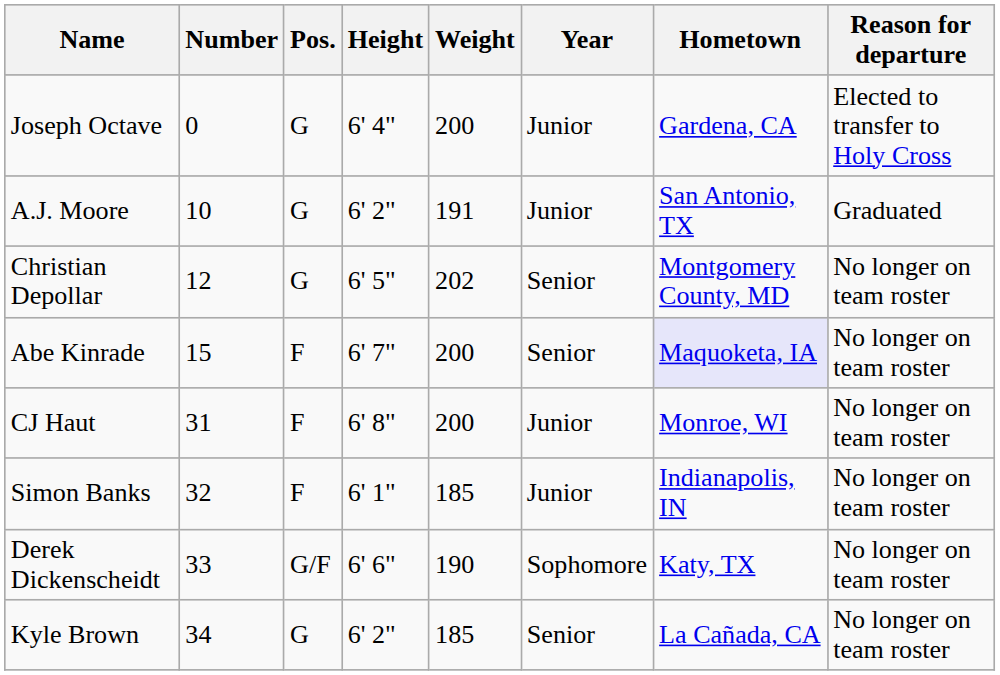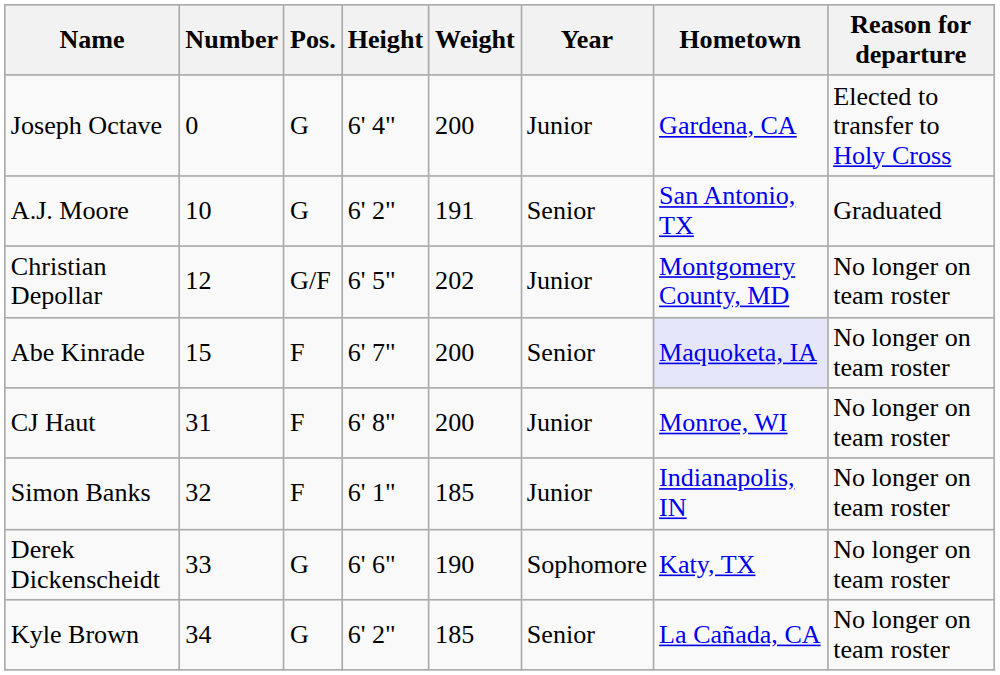(559, 210) Junior -> (561, 210) Senior
(300, 281) G -> (310, 281) G/F
(561, 281) Senior -> (559, 281) Junior
(310, 564) G/F -> (300, 564) G
